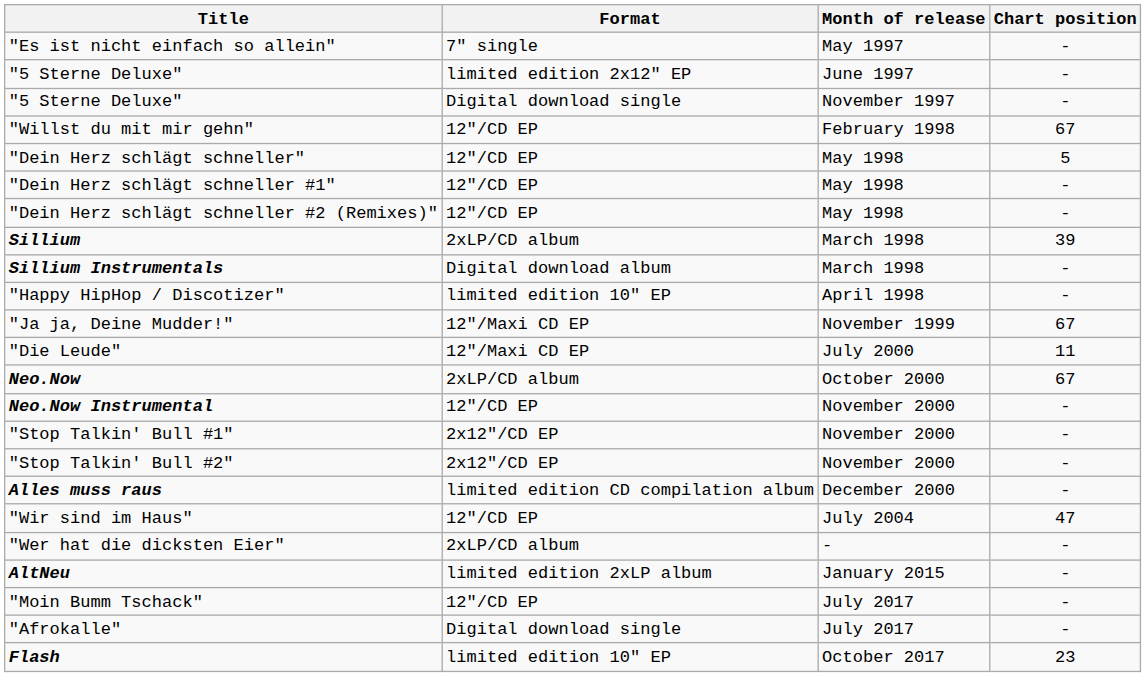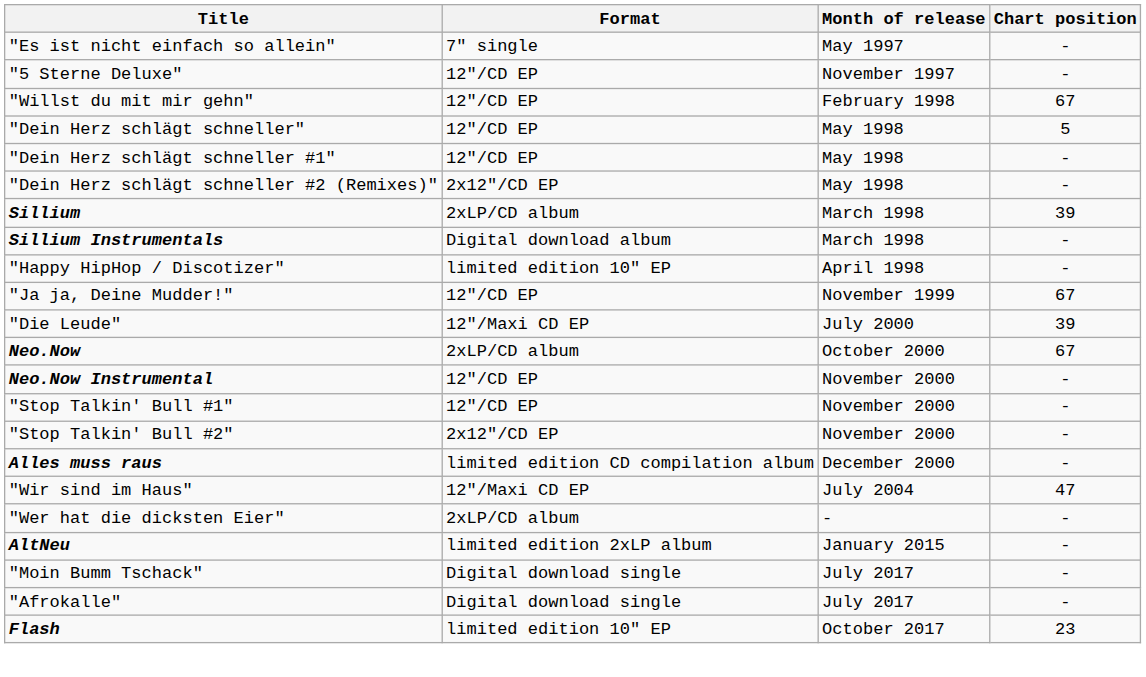- row: (96, 74)
(564, 102) Digital download single -> (492, 74) 12"/CD EP
(492, 213) 12"/CD EP -> (502, 185) 2x12"/CD EP
(518, 324) 12"/Maxi CD EP -> (492, 296) 12"/CD EP
(1065, 352) 11 -> (1065, 324) 39
(502, 435) 2x12"/CD EP -> (492, 407) 12"/CD EP
(492, 518) 12"/CD EP -> (518, 490) 12"/Maxi CD EP
(492, 601) 12"/CD EP -> (564, 574) Digital download single
